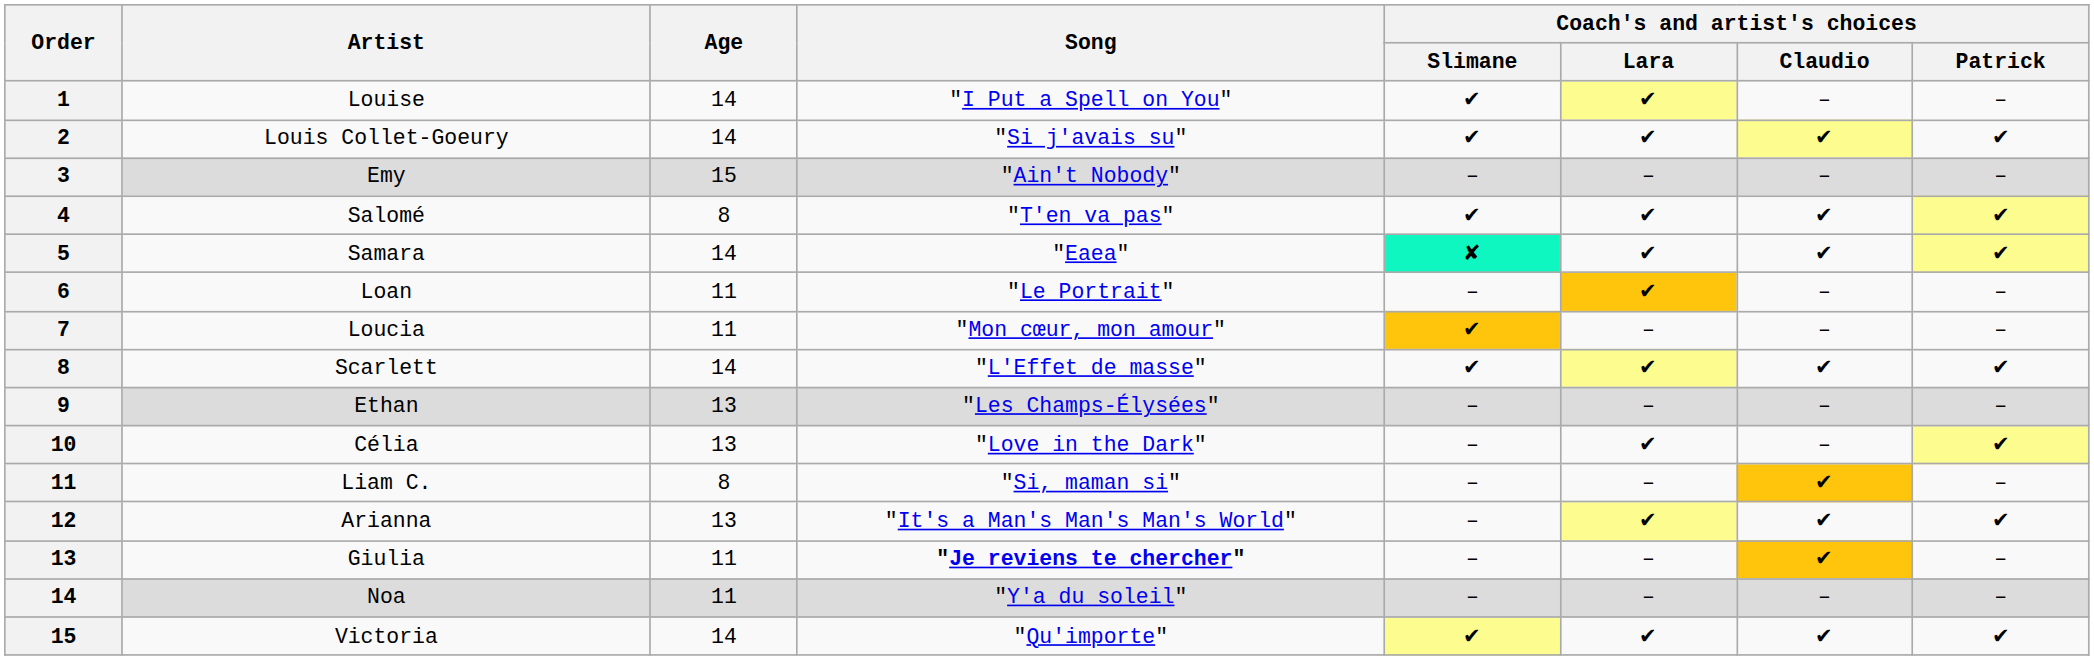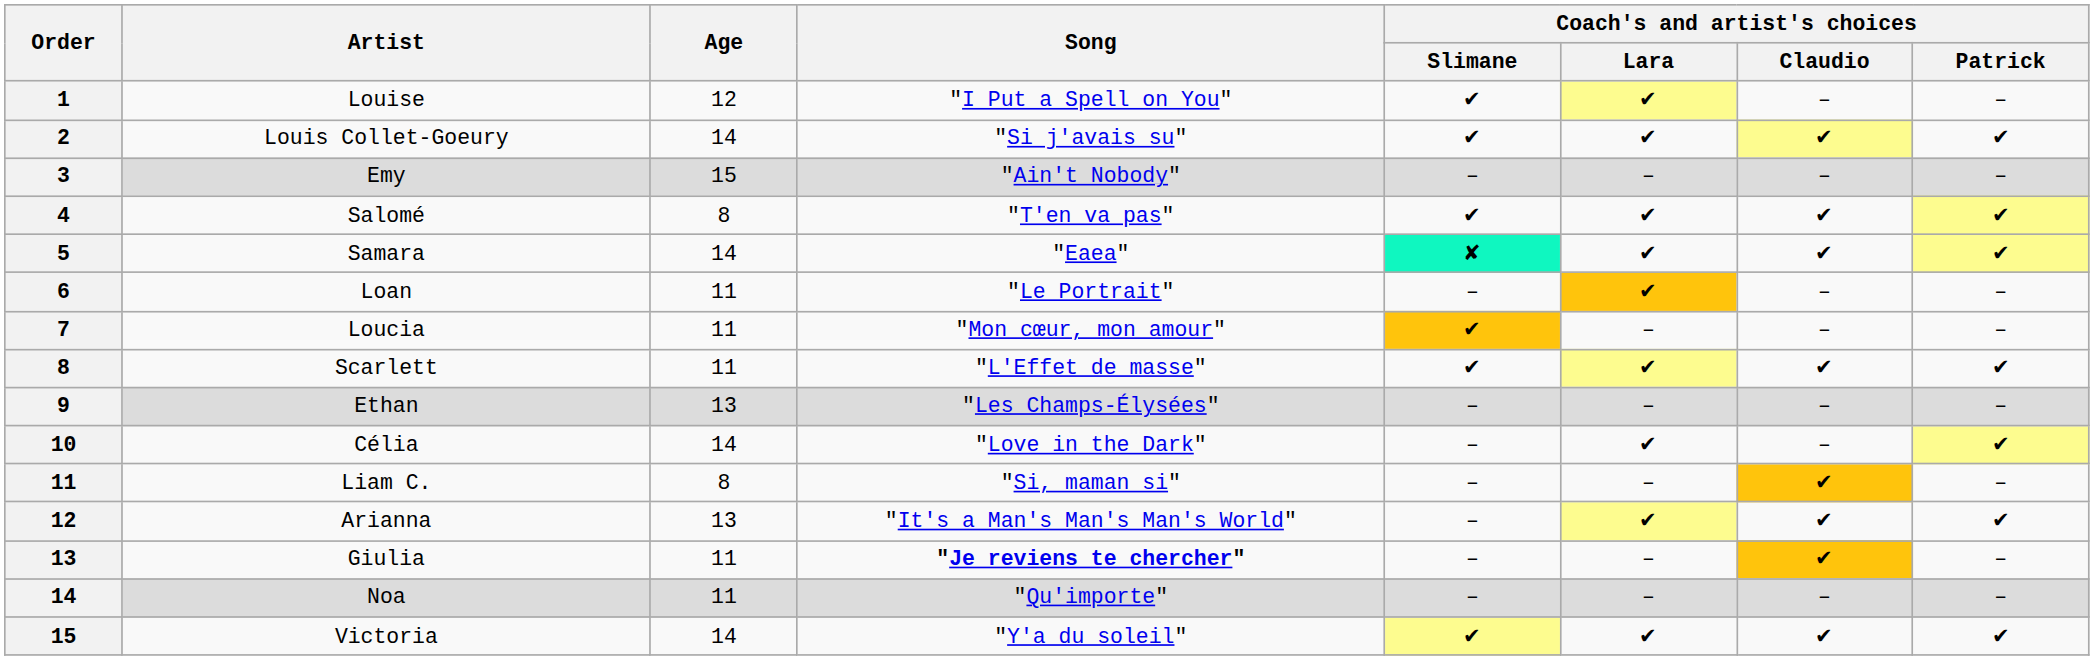(724, 100) 14 -> (724, 100) 12
(724, 368) 14 -> (724, 368) 11
(724, 445) 13 -> (724, 445) 14
(1091, 598) "Y'a du soleil" -> (1091, 598) "Qu'importe"
(1091, 636) "Qu'importe" -> (1091, 636) "Y'a du soleil"
